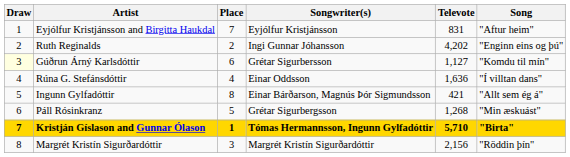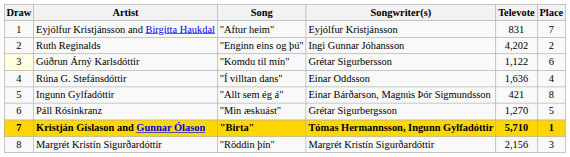columns swapped: (521, 12) <-> (232, 12)
(456, 62) 1,127 -> (516, 62) 1,122
(456, 111) 1,268 -> (516, 111) 1,270
